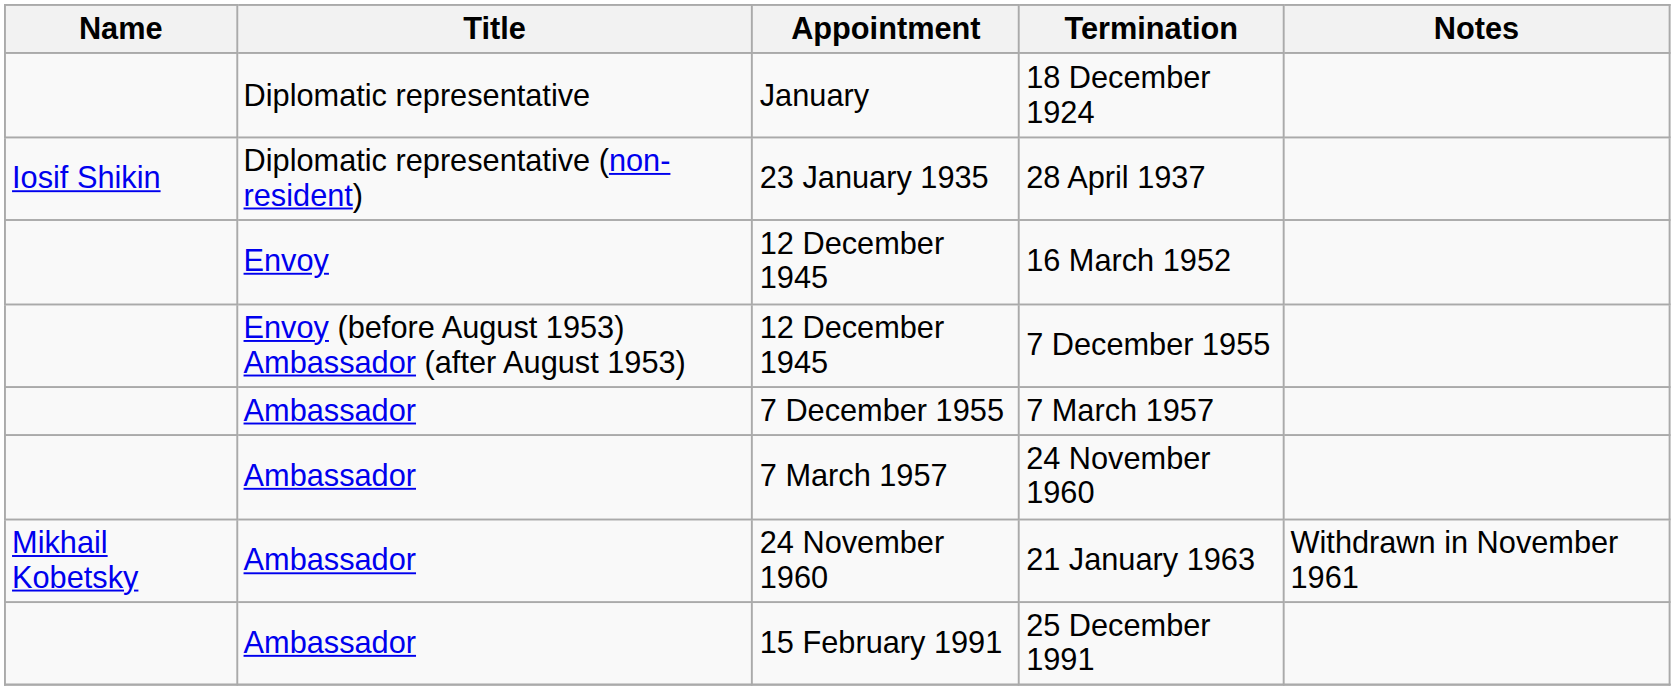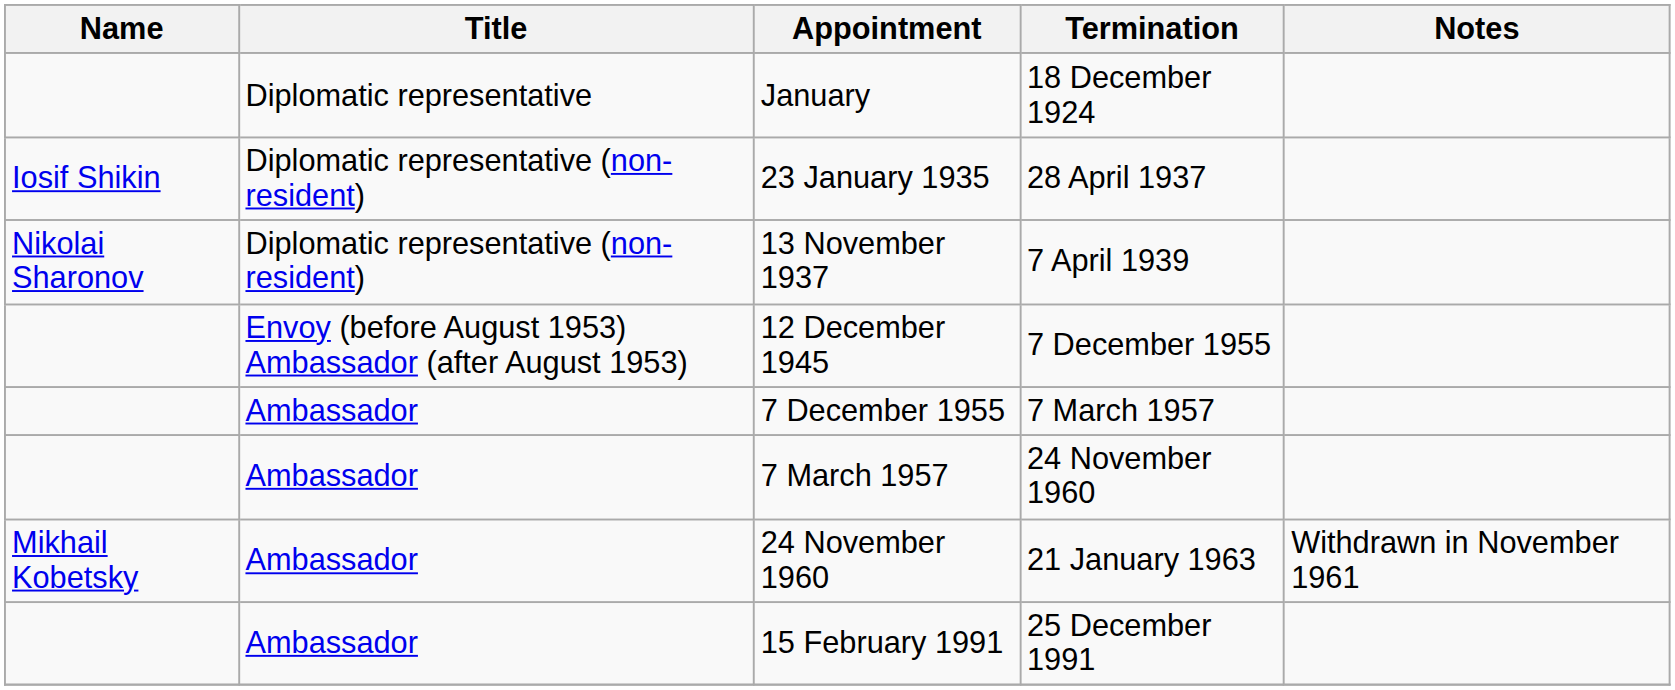+ row: (1108, 261)
- row: (1129, 261)
